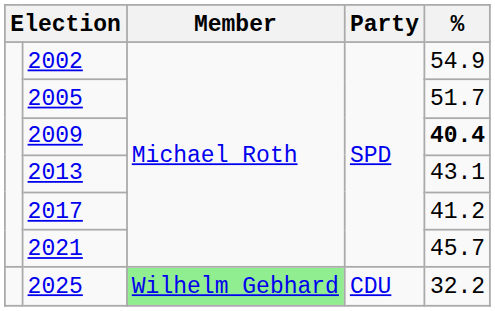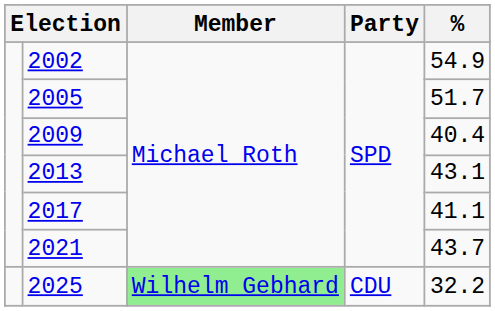(458, 136) bold -> (458, 136) normal
(458, 211) 41.2 -> (458, 211) 41.1
(458, 249) 45.7 -> (458, 249) 43.7
